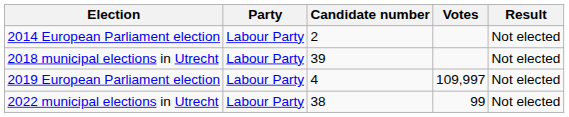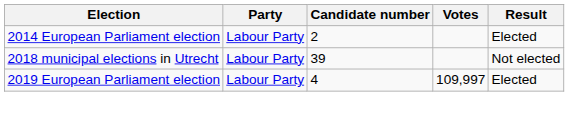(526, 36) Not elected -> (514, 36) Elected
(526, 79) Not elected -> (514, 79) Elected
- row: (113, 101)
